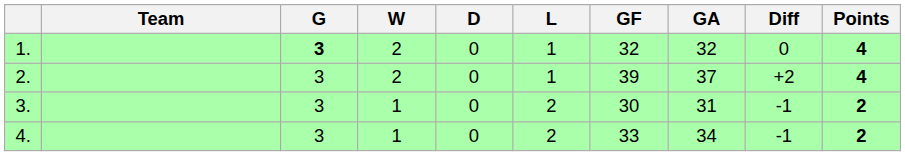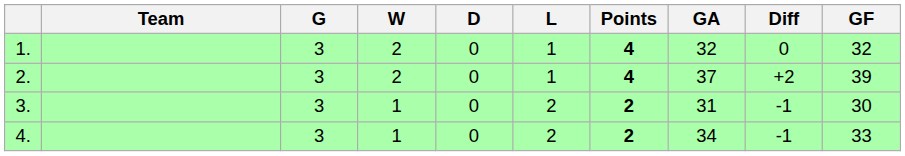columns swapped: (629, 19) <-> (861, 19)
(319, 48) bold -> (319, 48) normal
